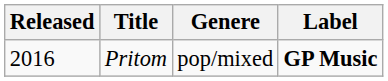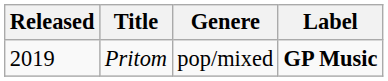(32, 57) 2016 -> (32, 57) 2019
